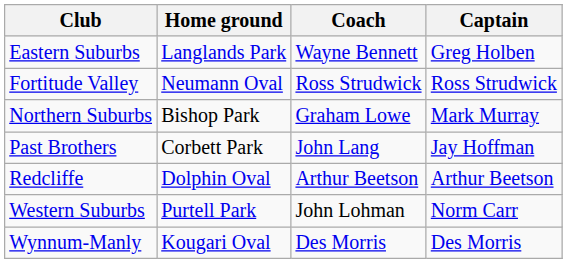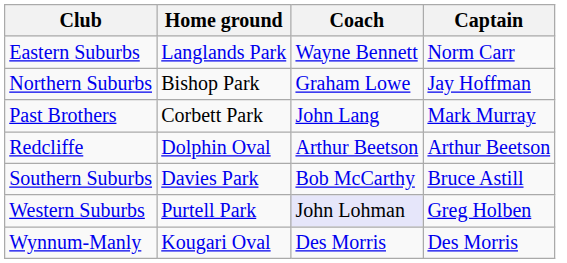(483, 52) Greg Holben -> (471, 52) Norm Carr
- row: (74, 83)
(485, 115) Mark Murray -> (479, 83) Jay Hoffman
(483, 147) Jay Hoffman -> (482, 115) Mark Murray
+ row: (81, 178)
(350, 210) no background -> (350, 210) lavender background
(474, 210) Norm Carr -> (479, 210) Greg Holben
